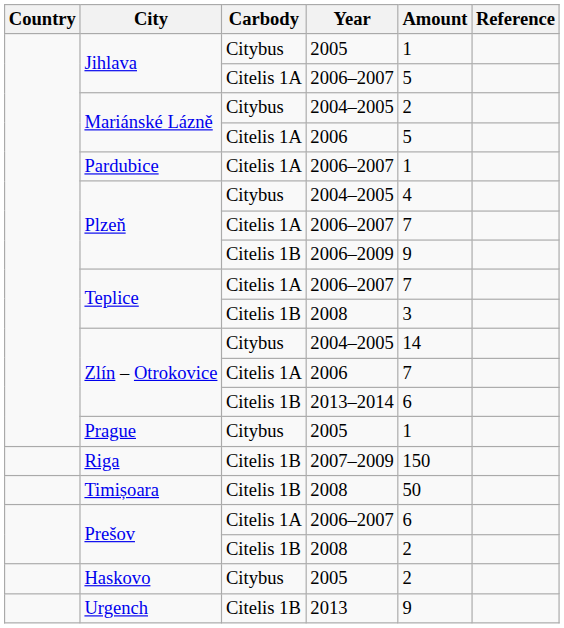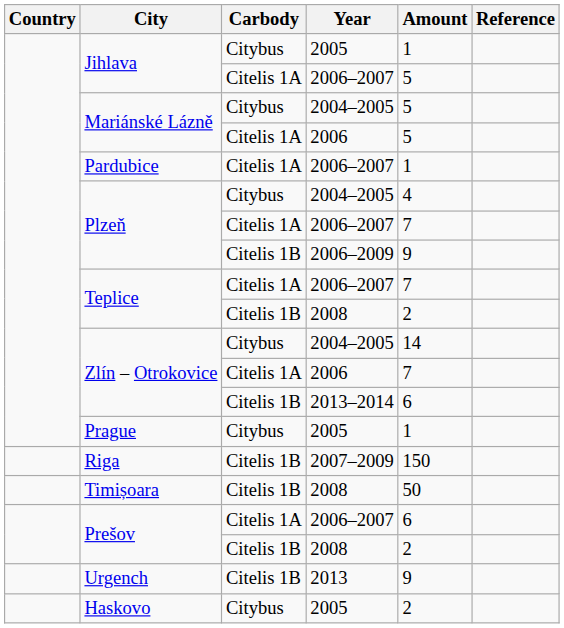(407, 107) 2 -> (407, 107) 5
(407, 313) 3 -> (407, 313) 2
rows swapped: (116, 607) <-> (117, 578)
